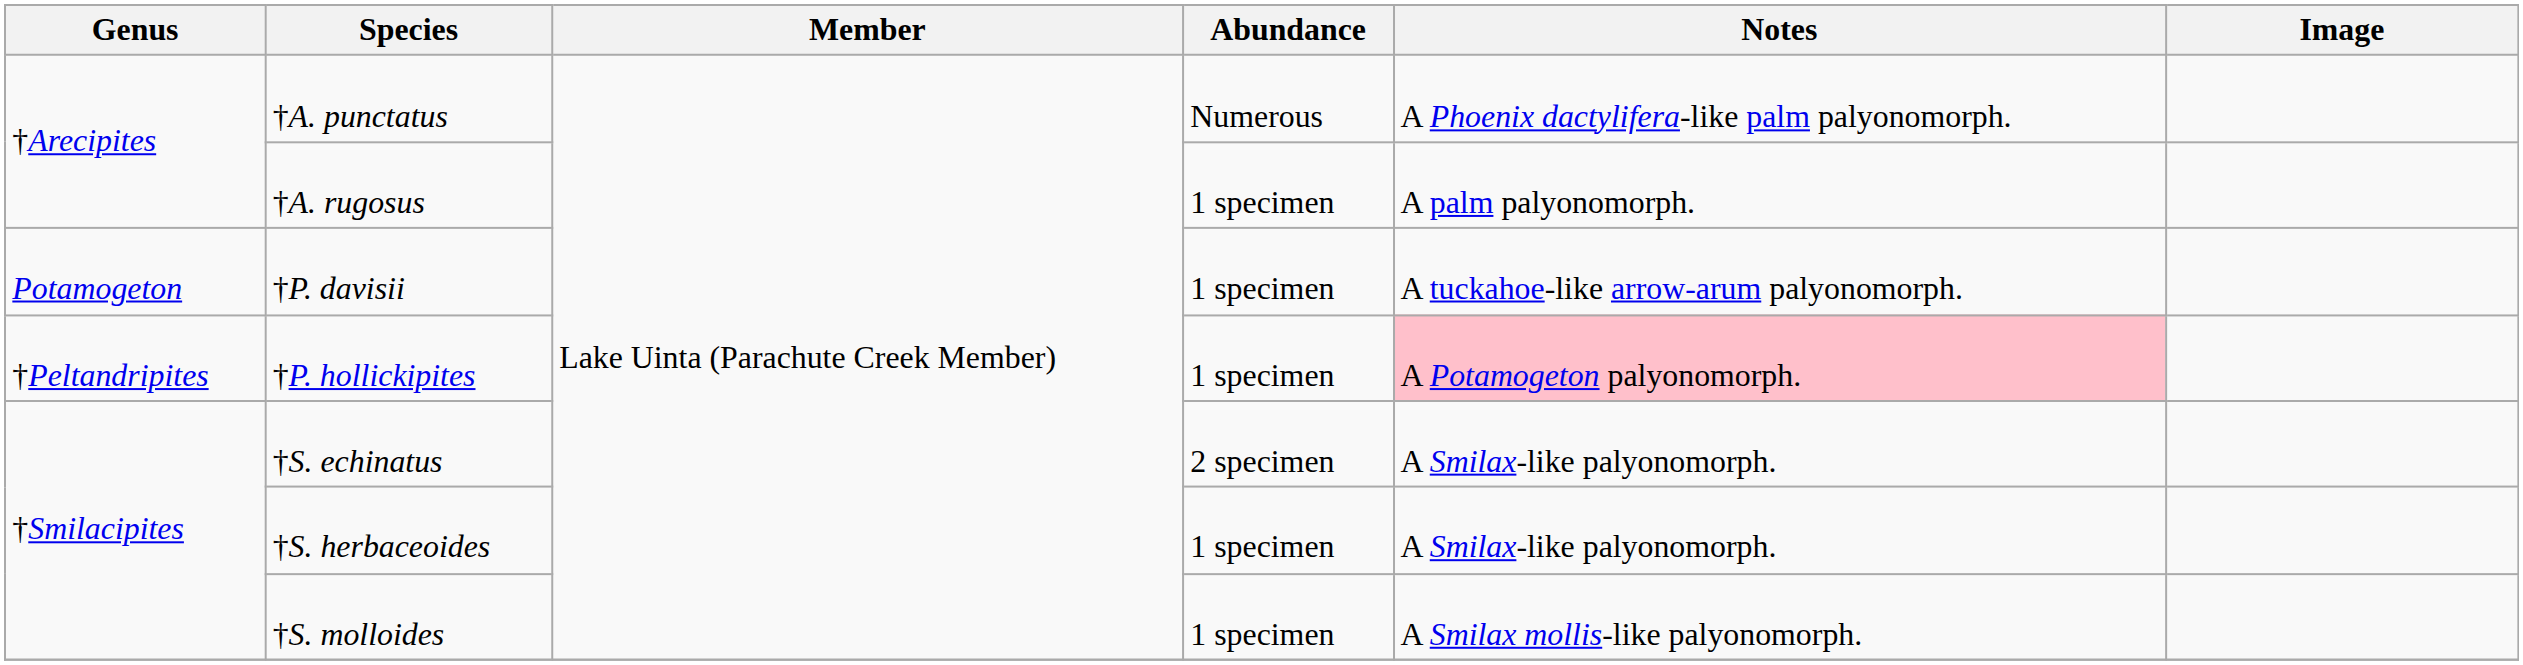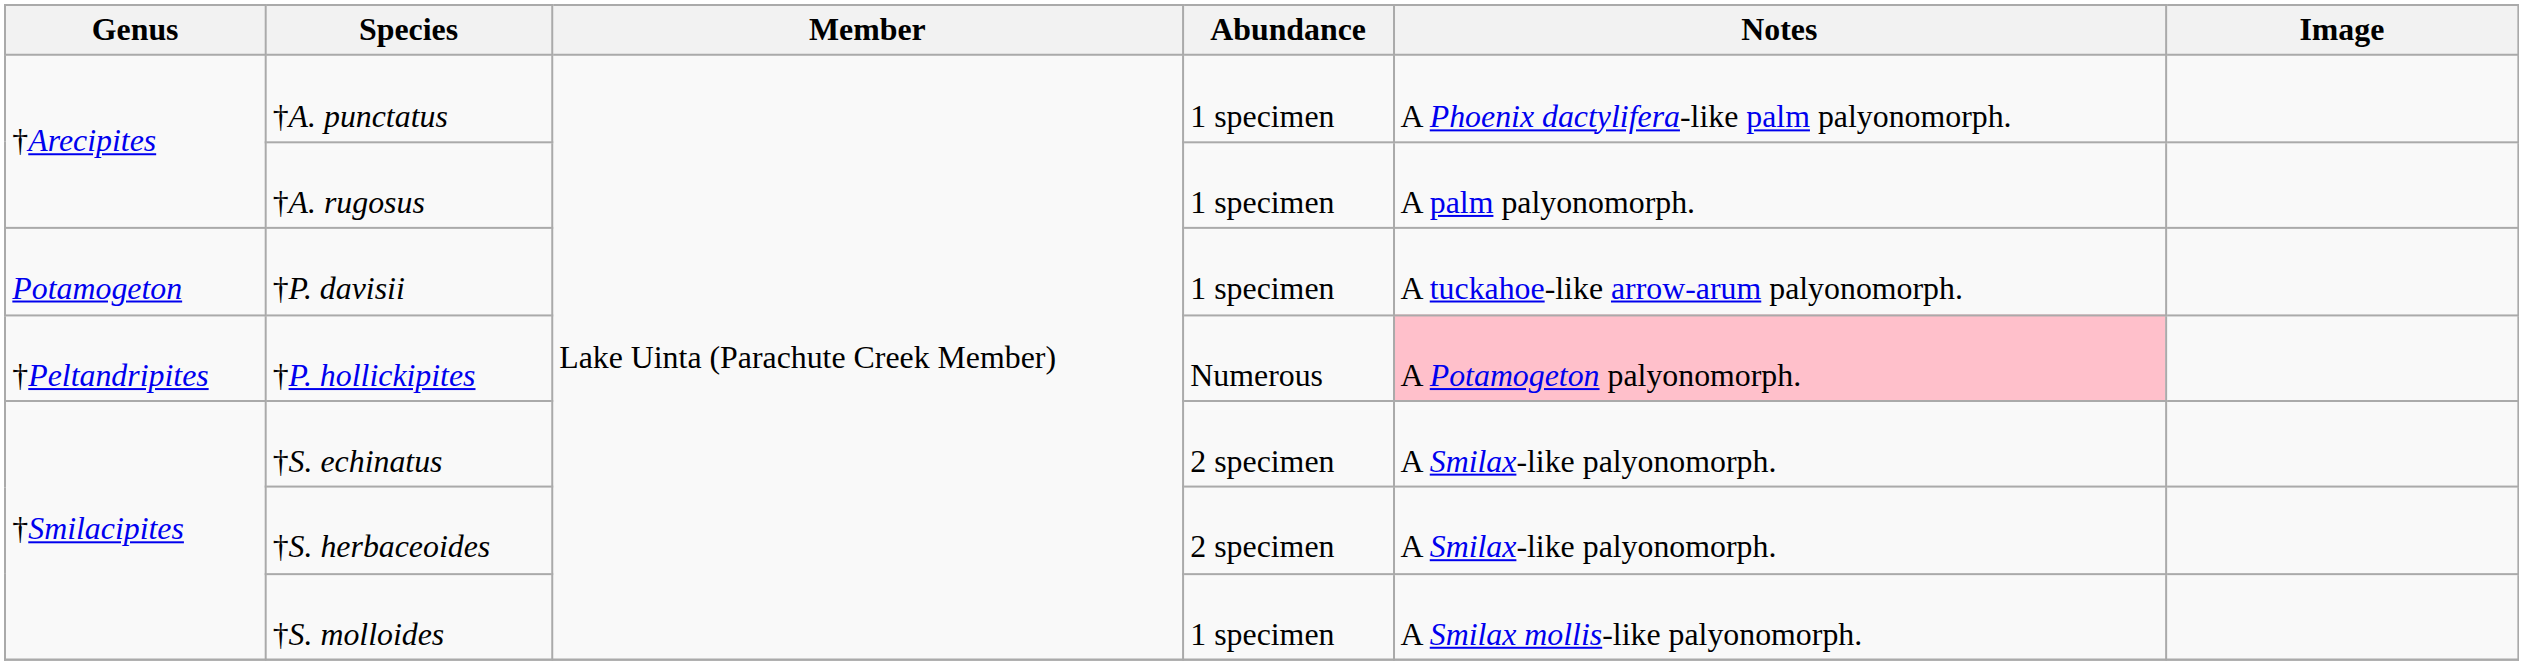(1257, 116) Numerous -> (1262, 116) 1 specimen
(1262, 375) 1 specimen -> (1257, 375) Numerous
(1262, 547) 1 specimen -> (1262, 547) 2 specimen
